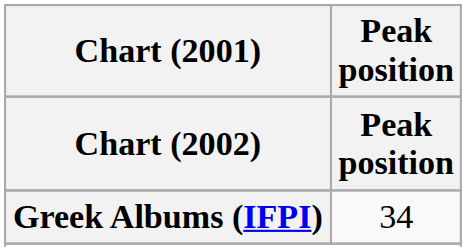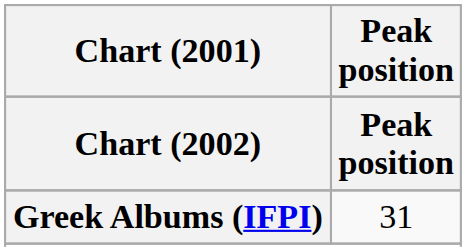(396, 216) 34 -> (396, 216) 31
